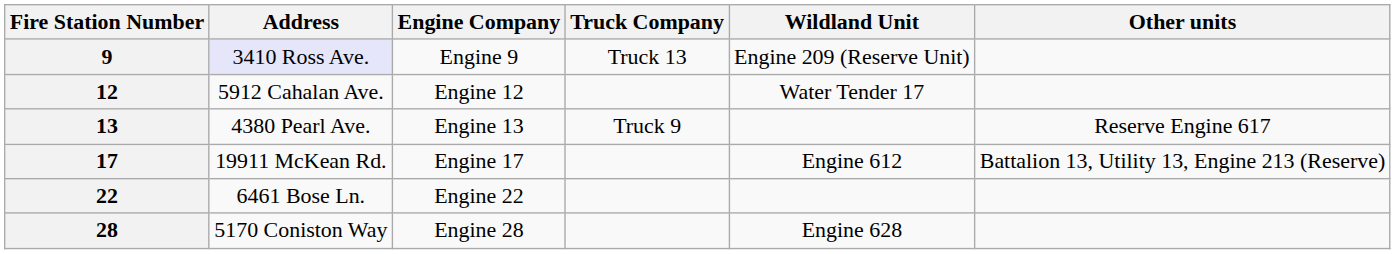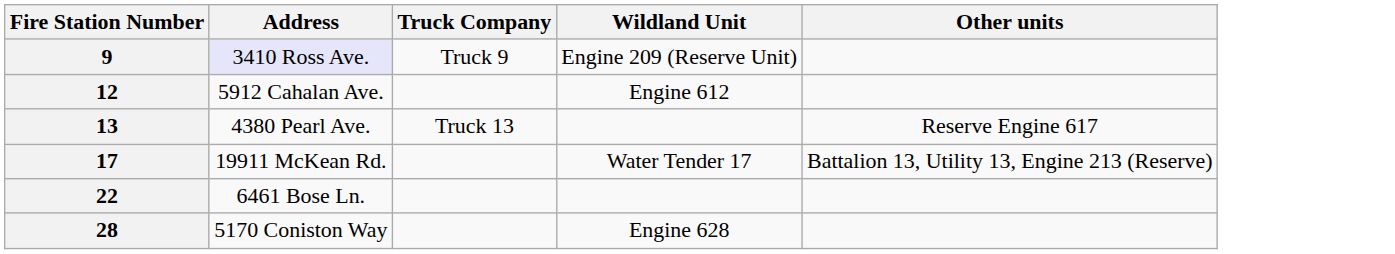- column: (479, 21)
(647, 56) Truck 13 -> (474, 56) Truck 9
(852, 91) Water Tender 17 -> (679, 91) Engine 612
(647, 126) Truck 9 -> (474, 126) Truck 13
(852, 160) Engine 612 -> (679, 160) Water Tender 17
